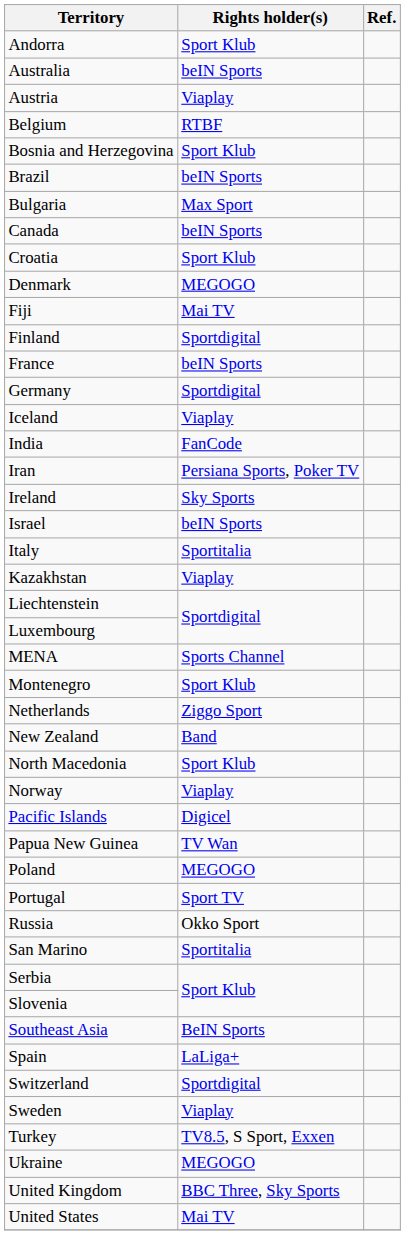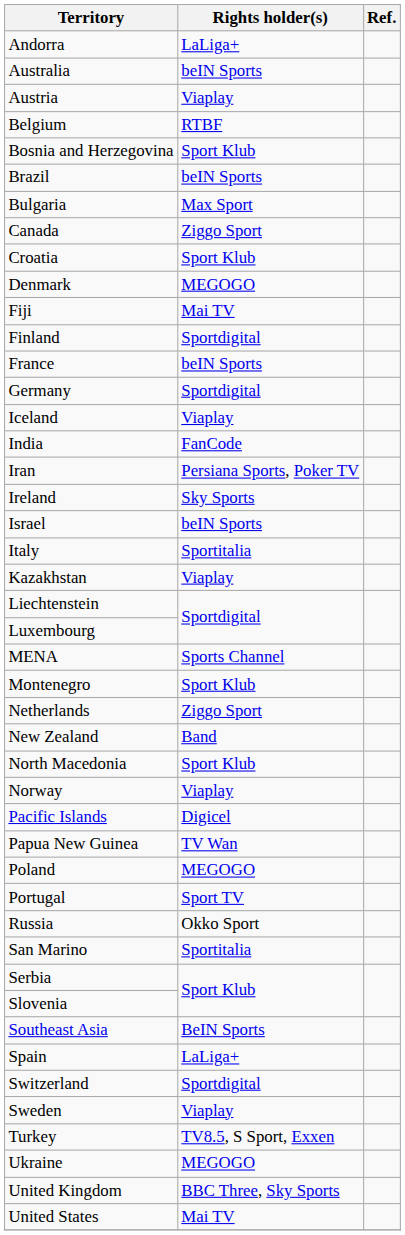(218, 44) Sport Klub -> (210, 44) LaLiga+
(222, 230) beIN Sports -> (222, 230) Ziggo Sport
